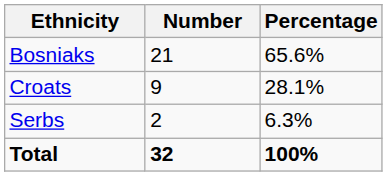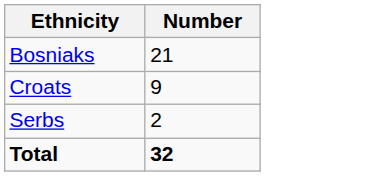- column: (321, 21)
